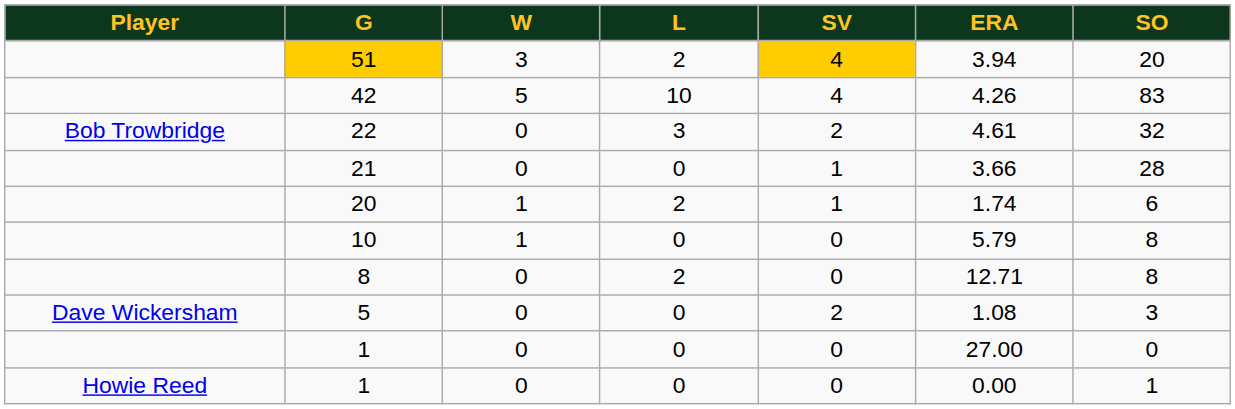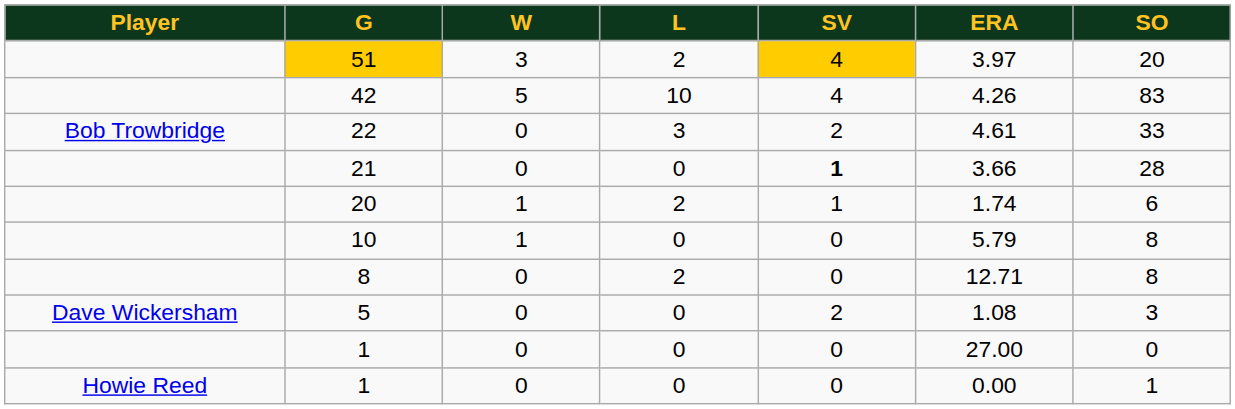(994, 58) 3.94 -> (994, 58) 3.97
(1152, 131) 32 -> (1152, 131) 33
(837, 167) normal -> (837, 167) bold
